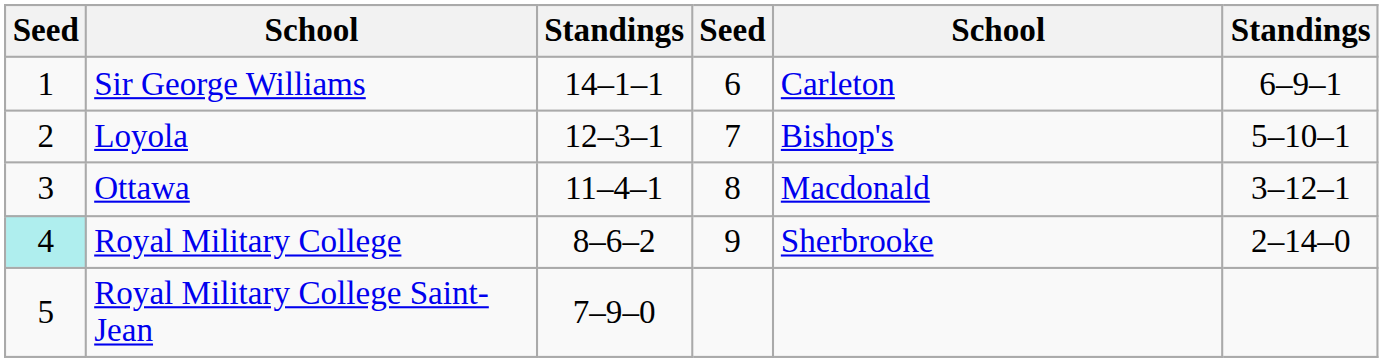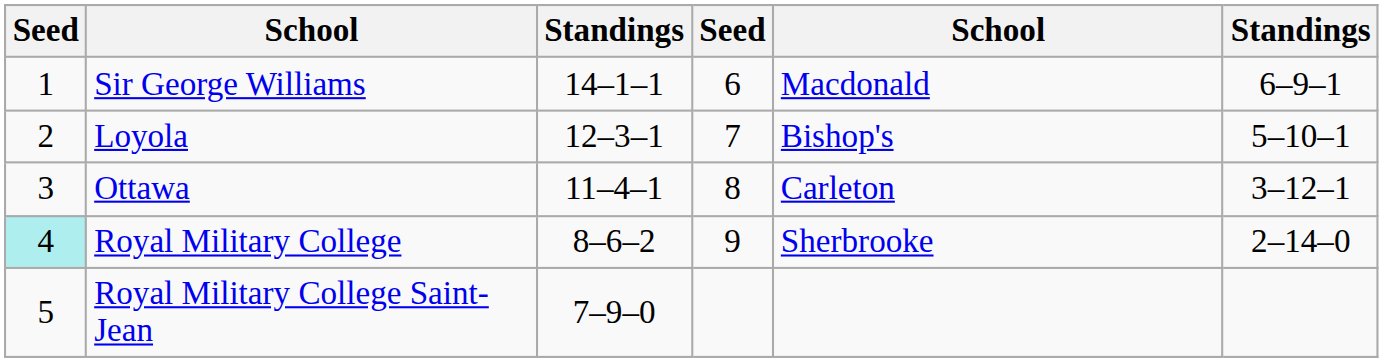(838, 83) Carleton -> (855, 83) Macdonald
(855, 188) Macdonald -> (838, 188) Carleton
